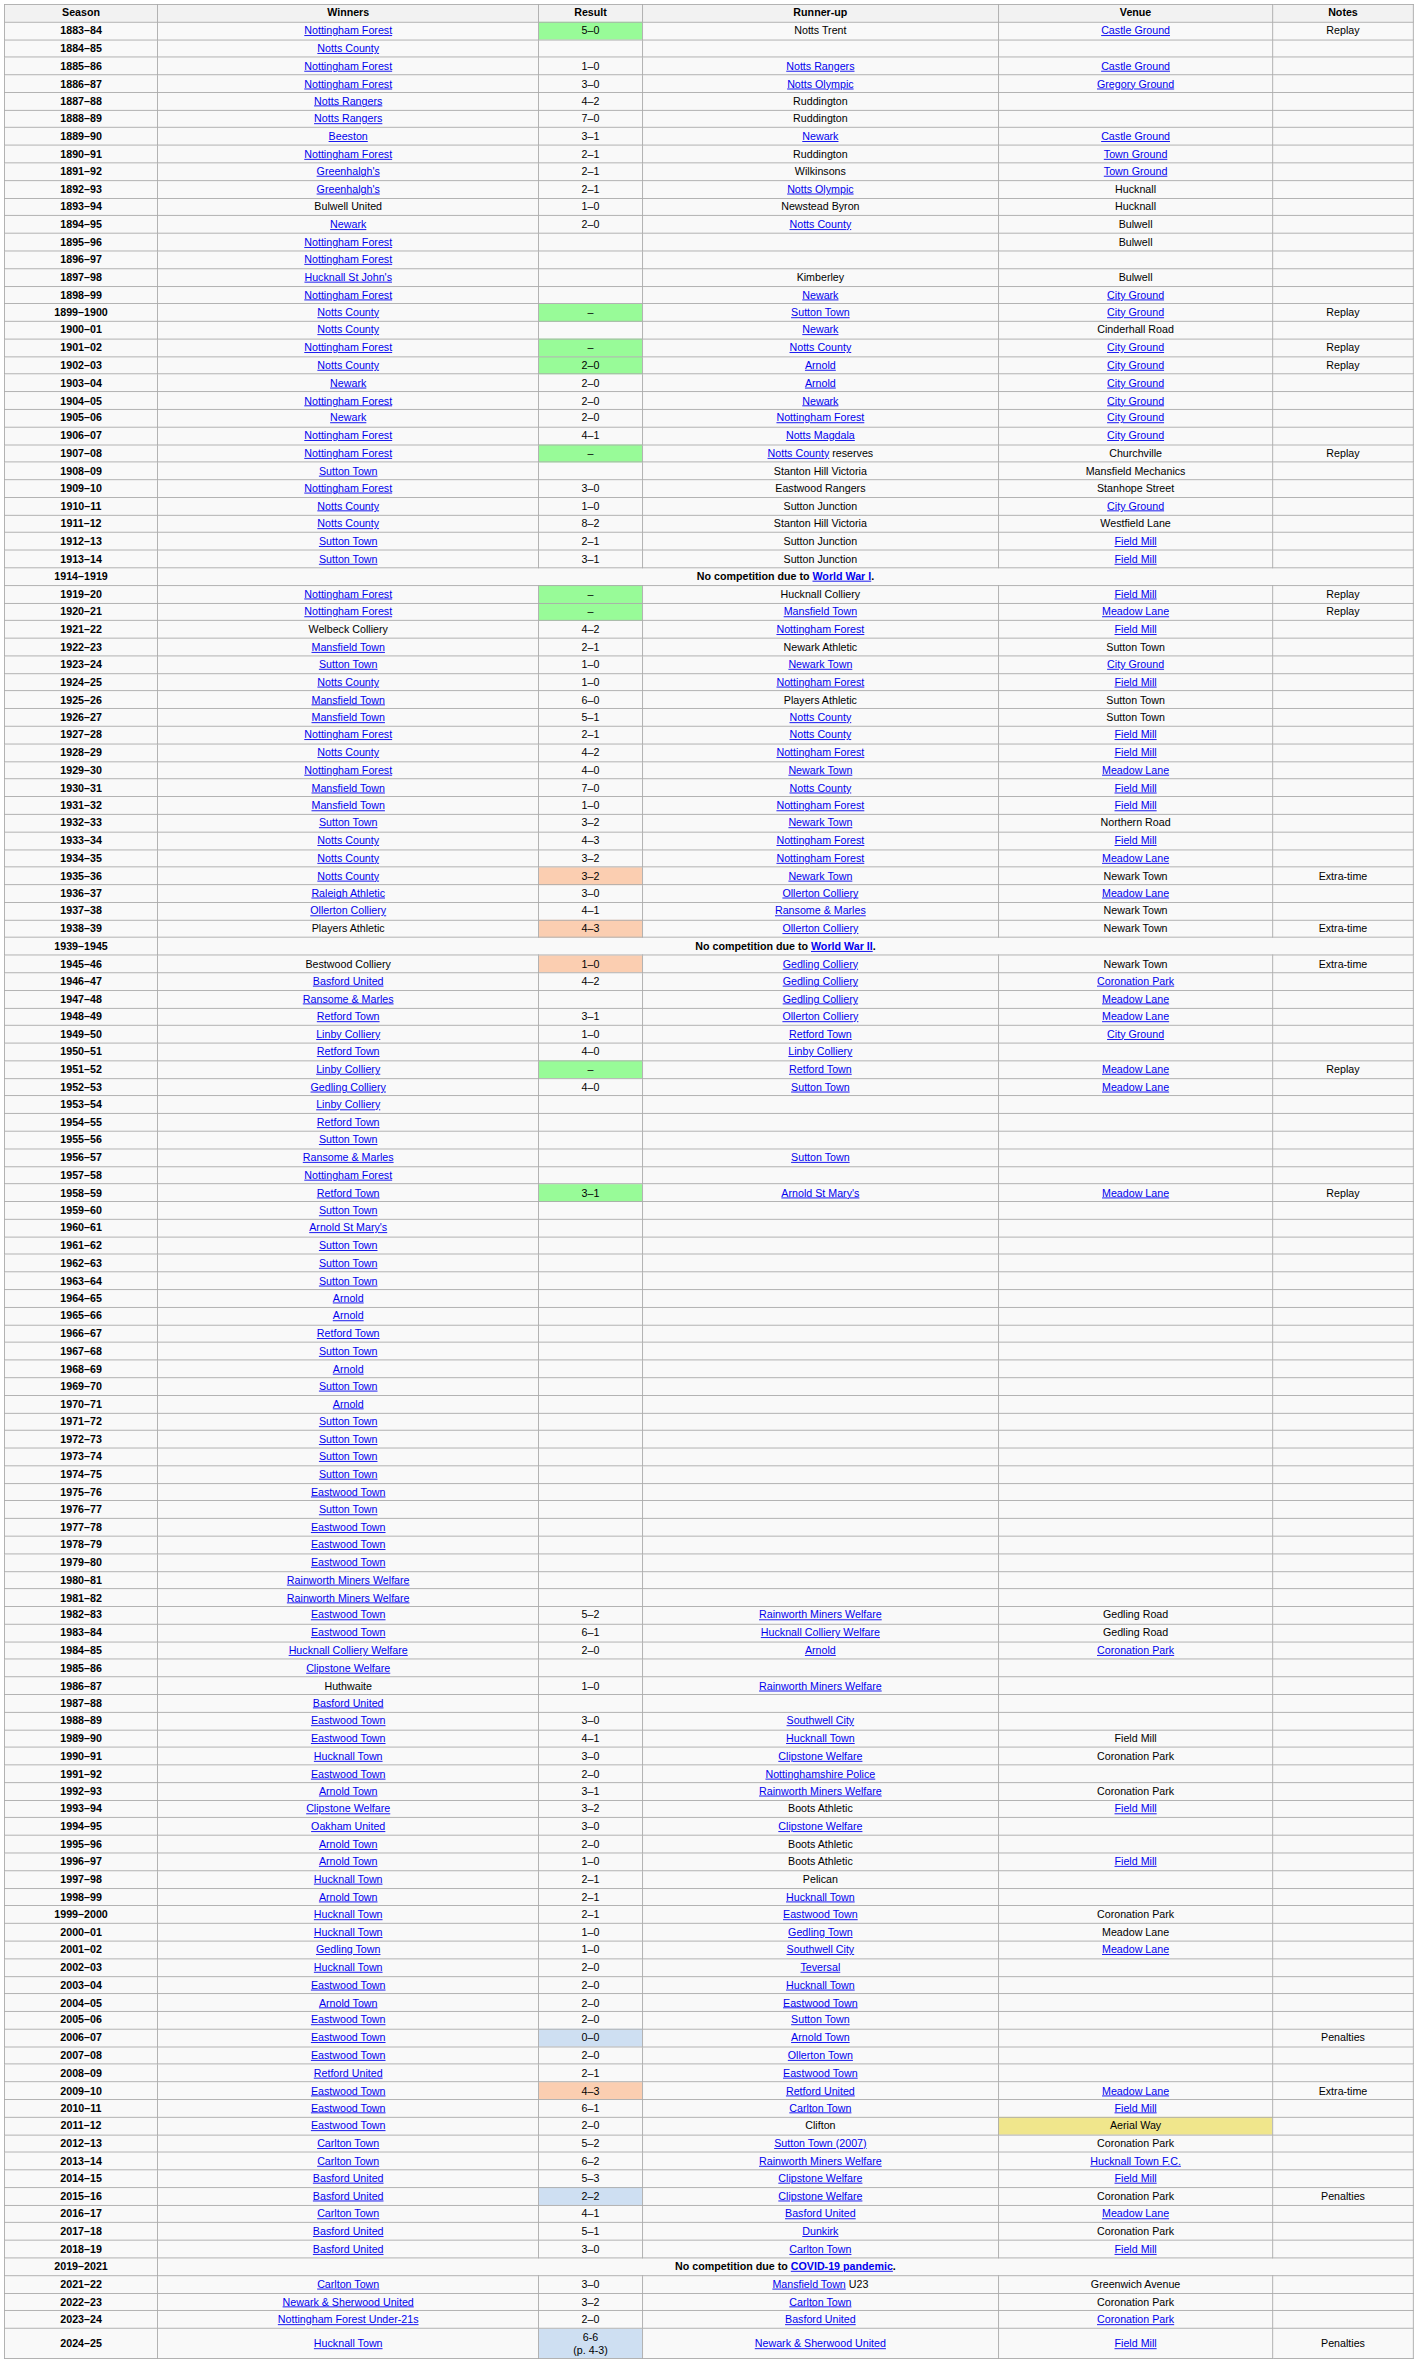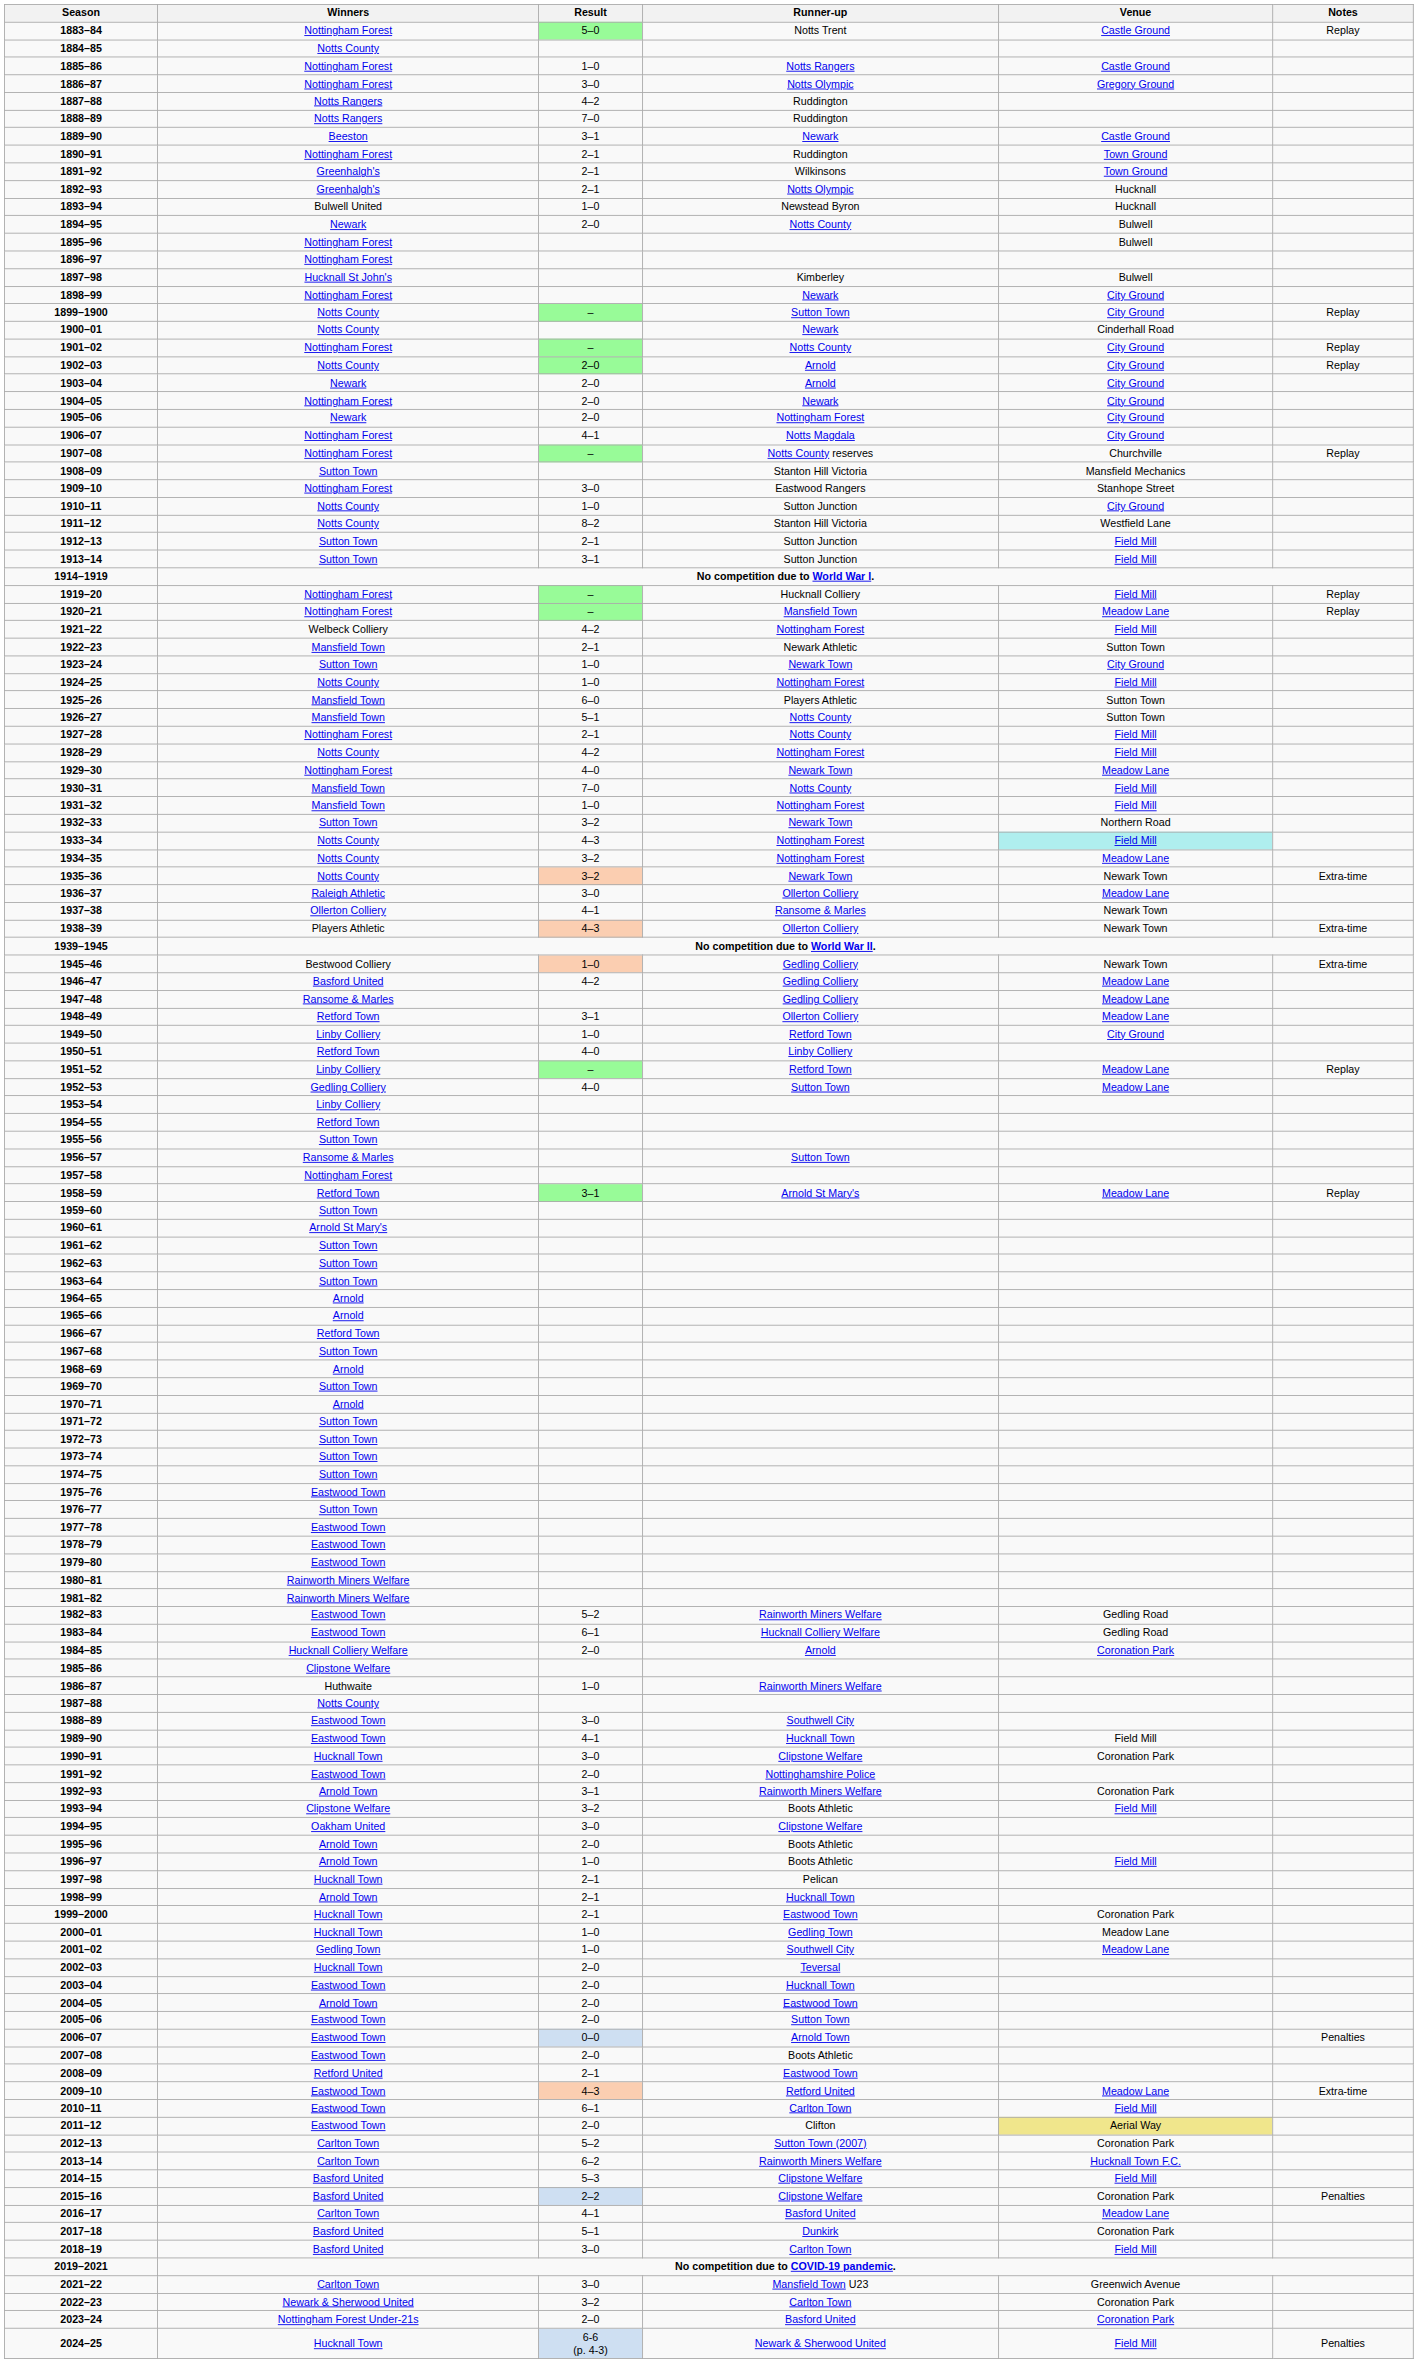(1136, 841) no background -> (1136, 841) paleturquoise background
(1136, 982) Coronation Park -> (1136, 982) Meadow Lane
(348, 1703) Basford United -> (348, 1703) Notts County
(820, 2055) Ollerton Town -> (820, 2055) Boots Athletic
